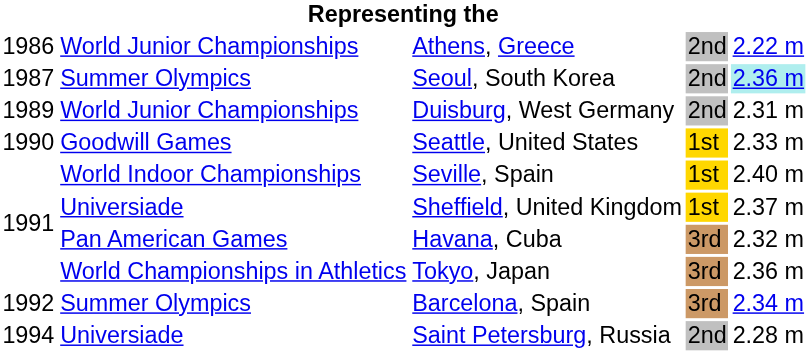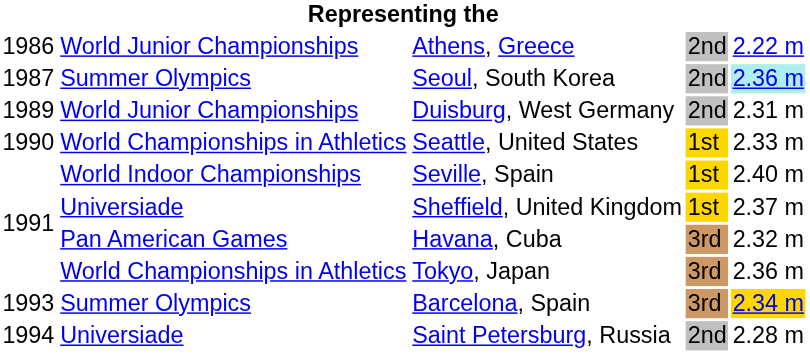(146, 142) Goodwill Games -> (233, 142) World Championships in Athletics
(28, 303) 1992 -> (28, 303) 1993
(768, 303) no background -> (768, 303) gold background
